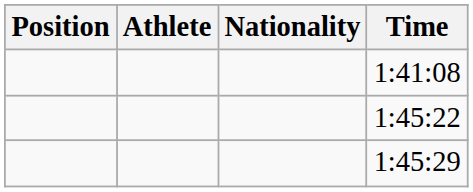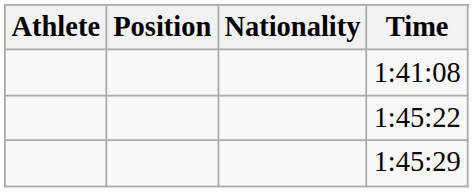columns swapped: (61, 27) <-> (167, 27)
